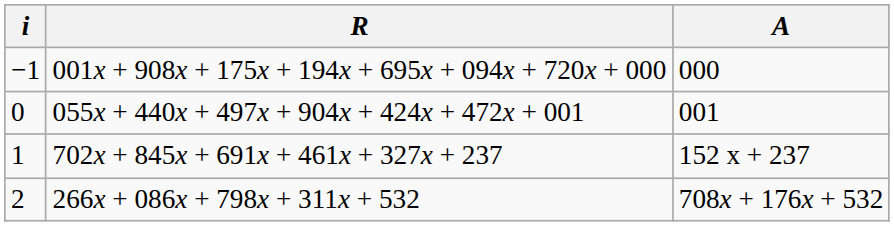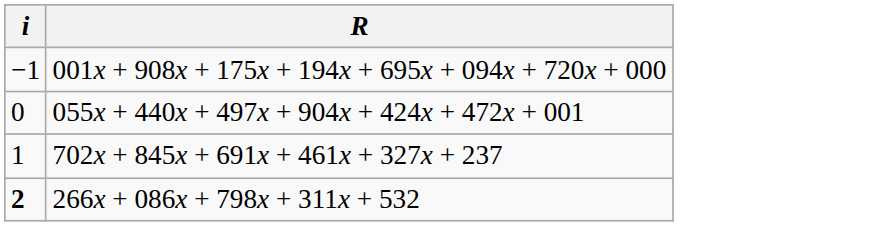- column: (781, 26)
(18, 198) normal -> (18, 198) bold
